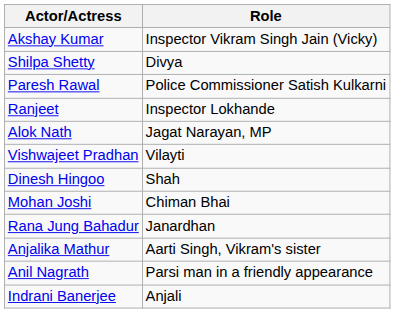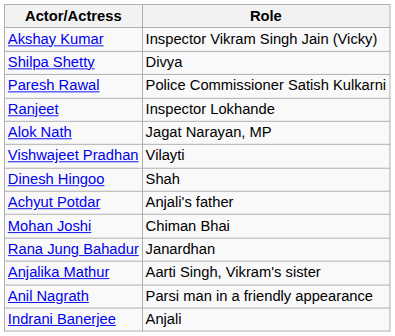+ row: (54, 202)
